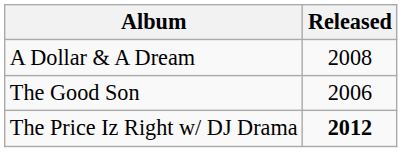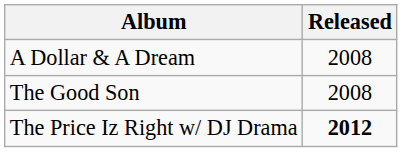(350, 92) 2006 -> (350, 92) 2008
